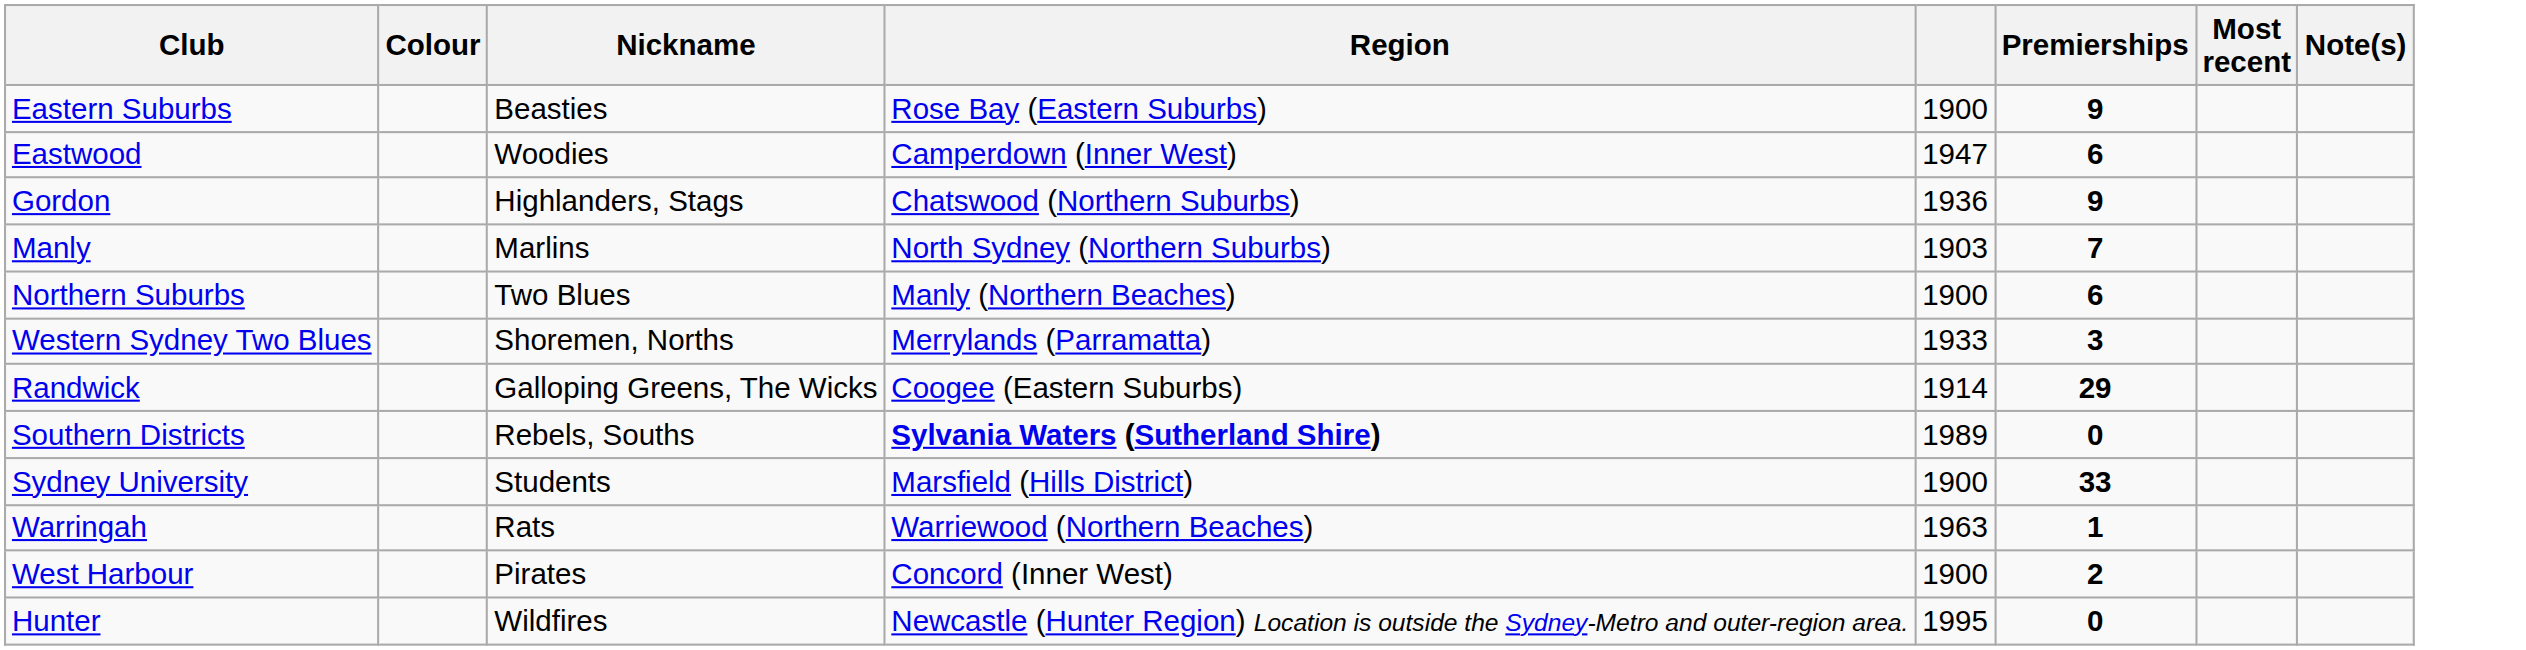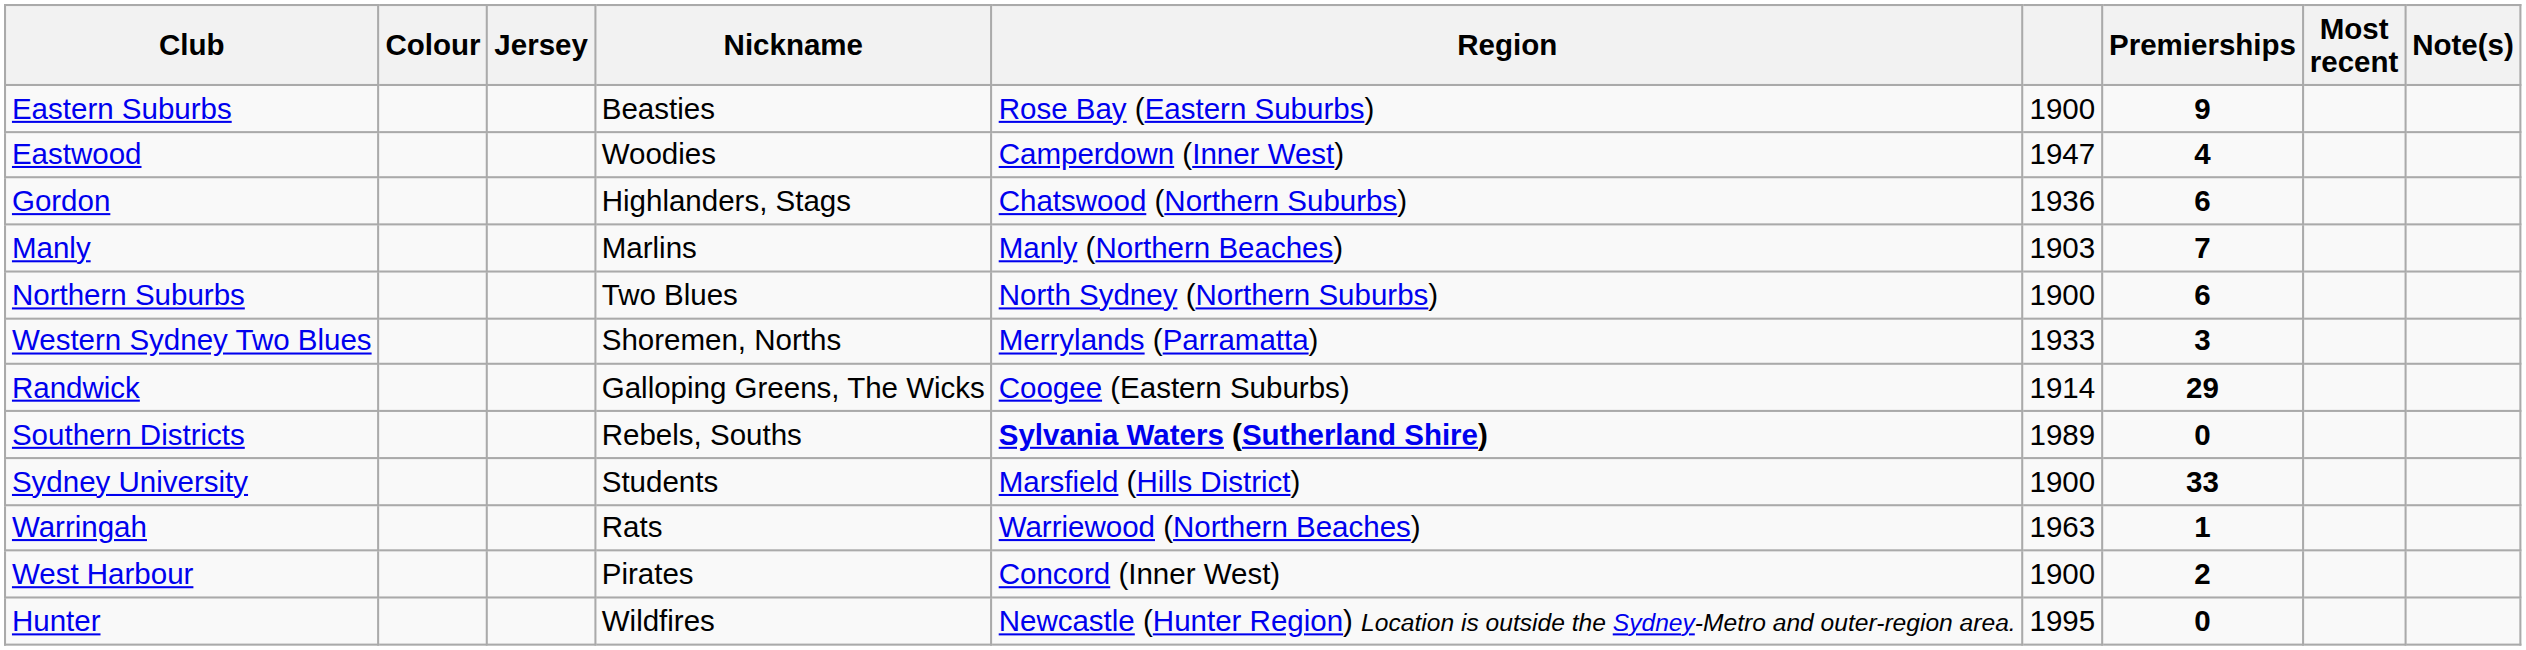+ column: (541, 45)
(2095, 155) 6 -> (2202, 155) 4
(2095, 201) 9 -> (2202, 201) 6
(1111, 248) North Sydney (Northern Suburbs) -> (1171, 248) Manly (Northern Beaches)
(1064, 295) Manly (Northern Beaches) -> (1218, 295) North Sydney (Northern Suburbs)
